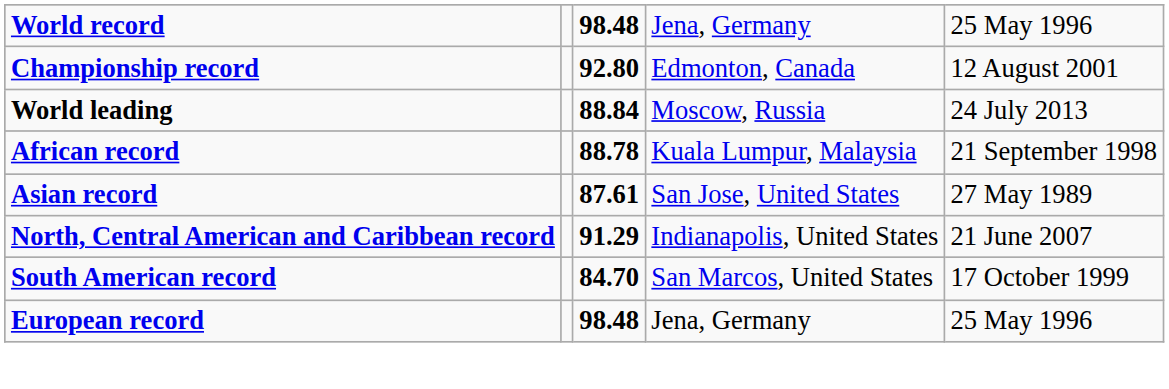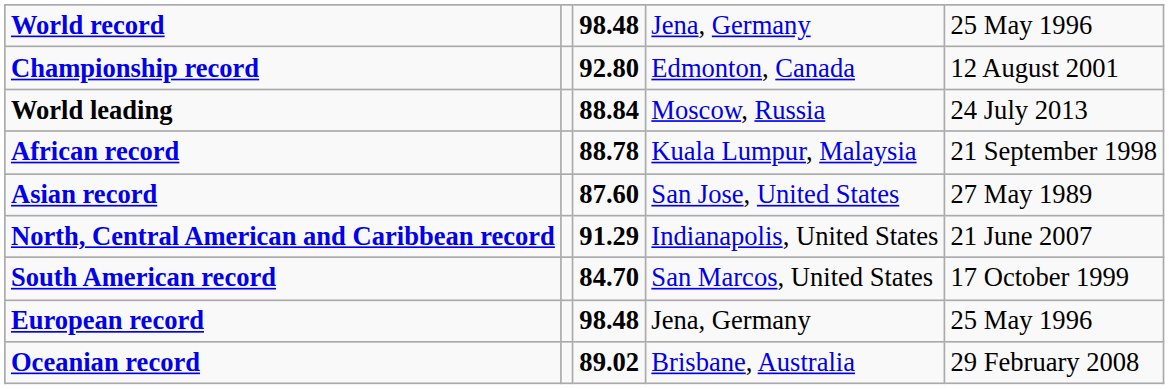(609, 194) 87.61 -> (609, 194) 87.60
+ row: (105, 362)
